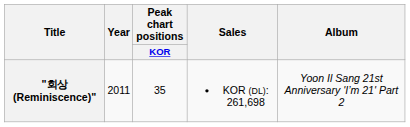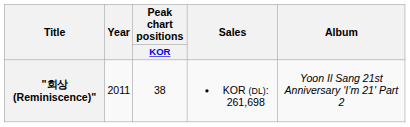(160, 90) 35 -> (160, 90) 38
